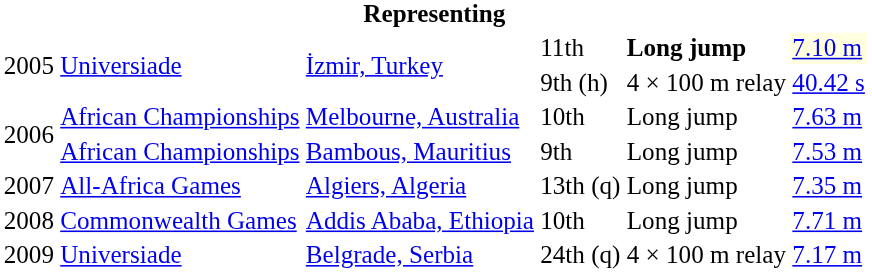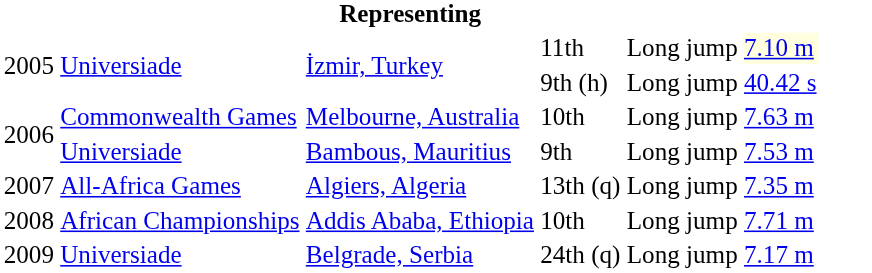(686, 48) bold -> (682, 48) normal
(706, 82) 4 × 100 m relay -> (682, 82) Long jump
(180, 117) African Championships -> (178, 117) Commonwealth Games
(180, 151) African Championships -> (121, 151) Universiade
(178, 220) Commonwealth Games -> (180, 220) African Championships
(706, 255) 4 × 100 m relay -> (682, 255) Long jump
